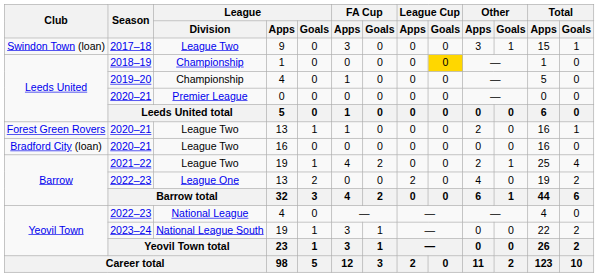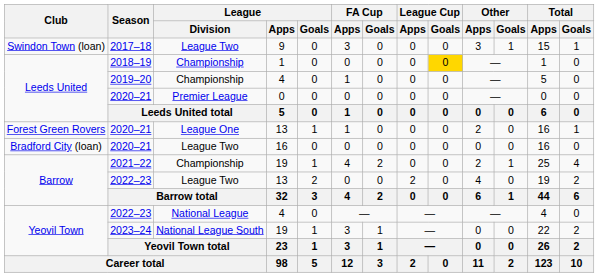(210, 130) League Two -> (210, 130) League One
(210, 163) League Two -> (210, 163) Championship
(210, 180) League One -> (210, 180) League Two
